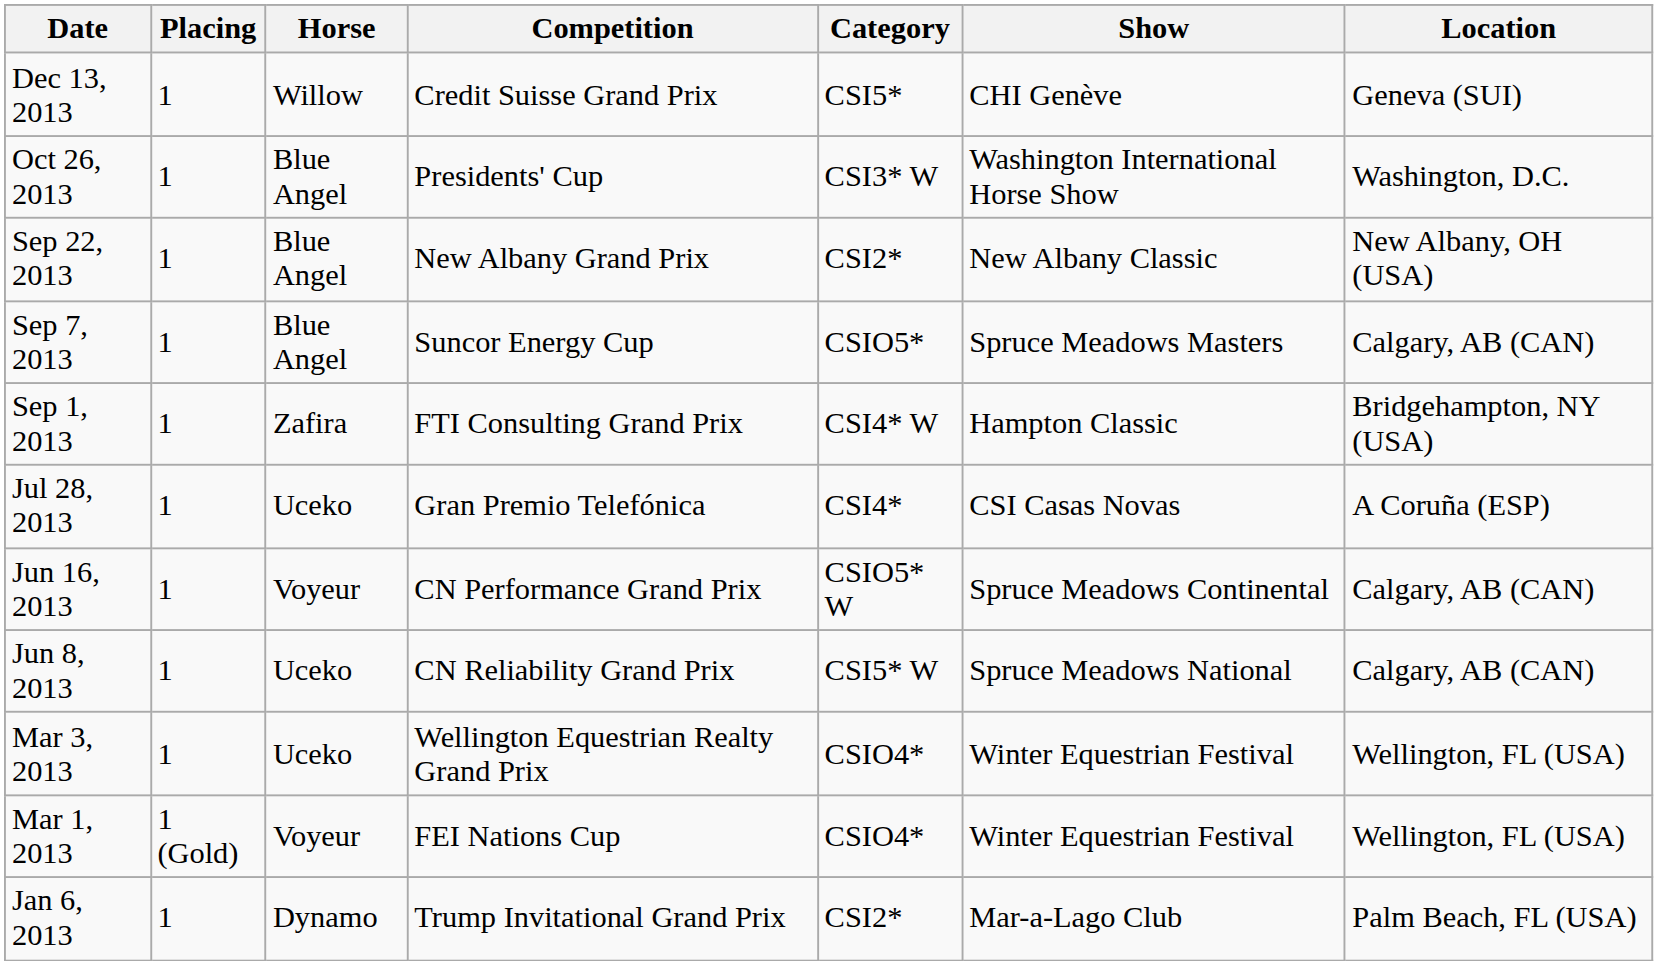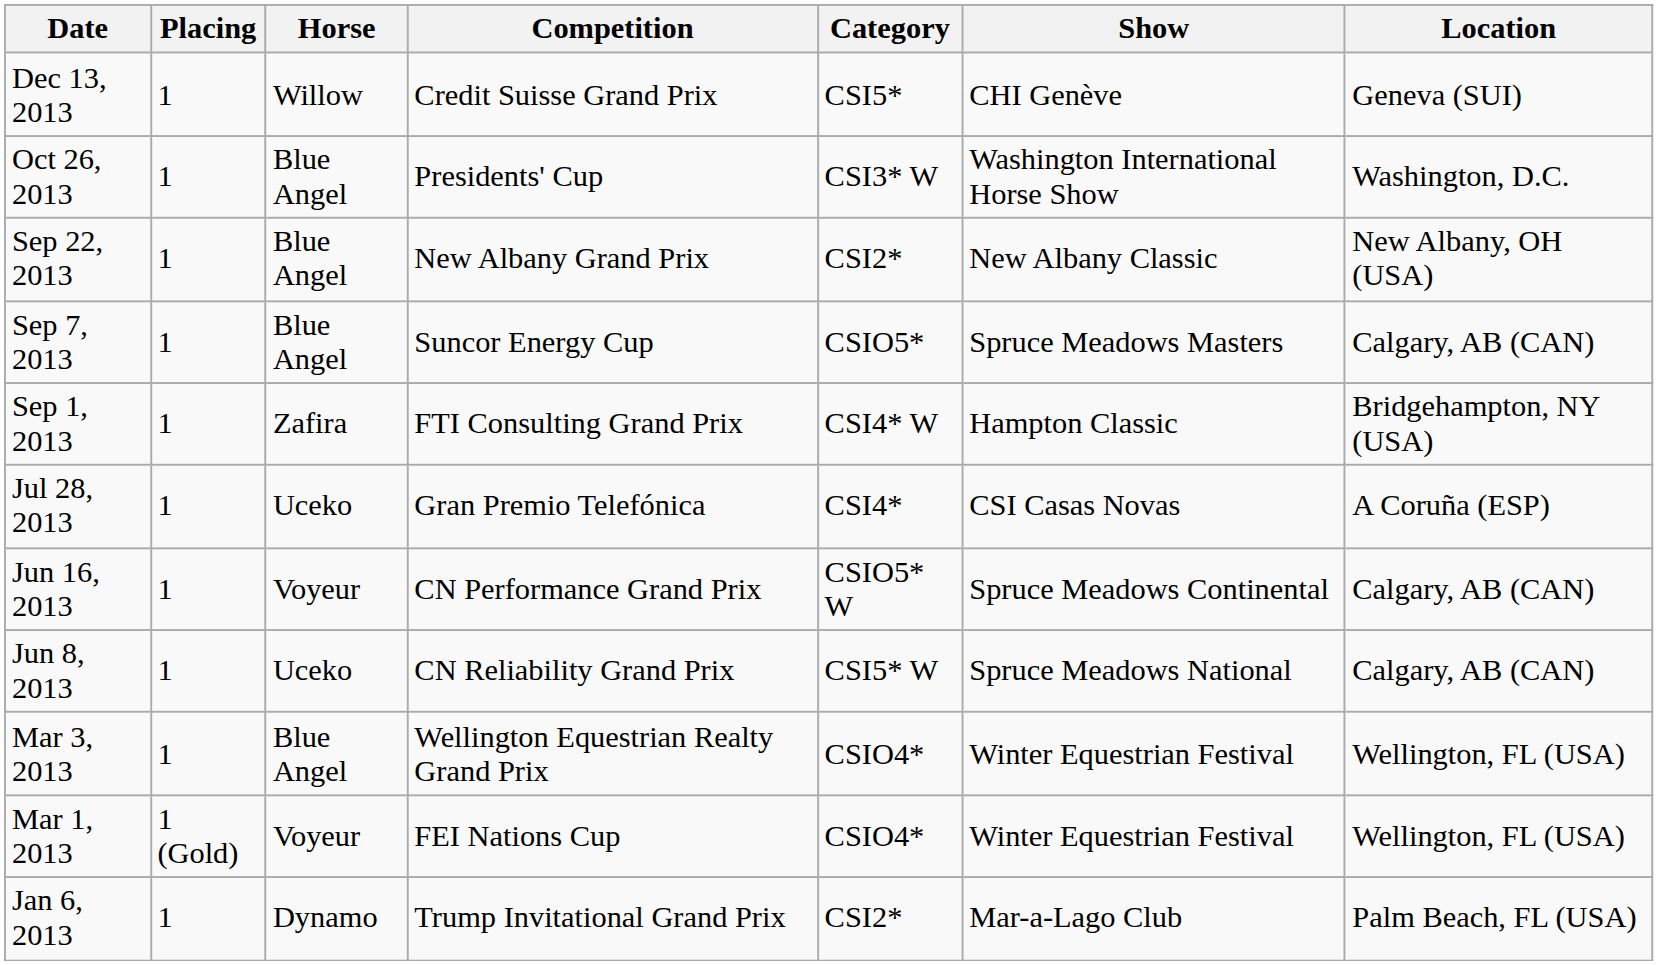(313, 753) Uceko -> (310, 753) Blue Angel
